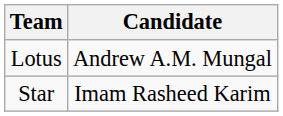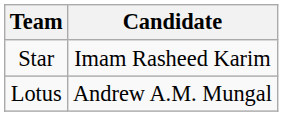rows swapped: (36, 93) <-> (36, 57)
